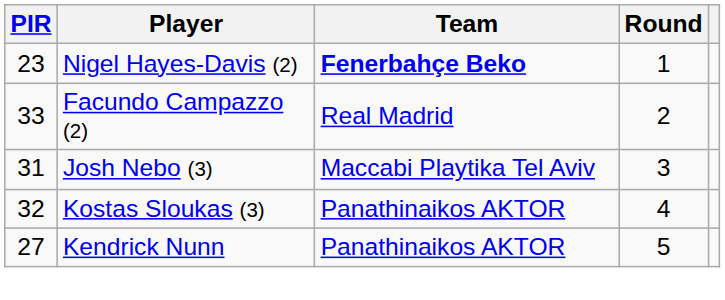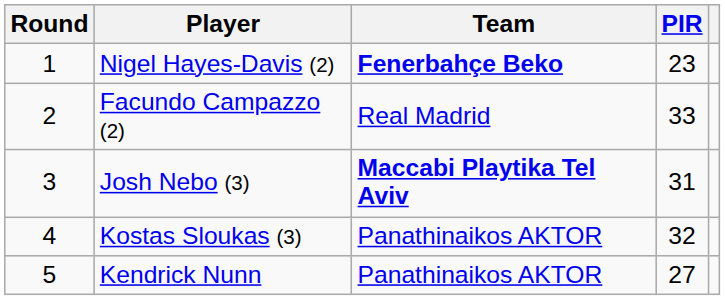columns swapped: (664, 24) <-> (31, 24)
(458, 168) normal -> (477, 182) bold
